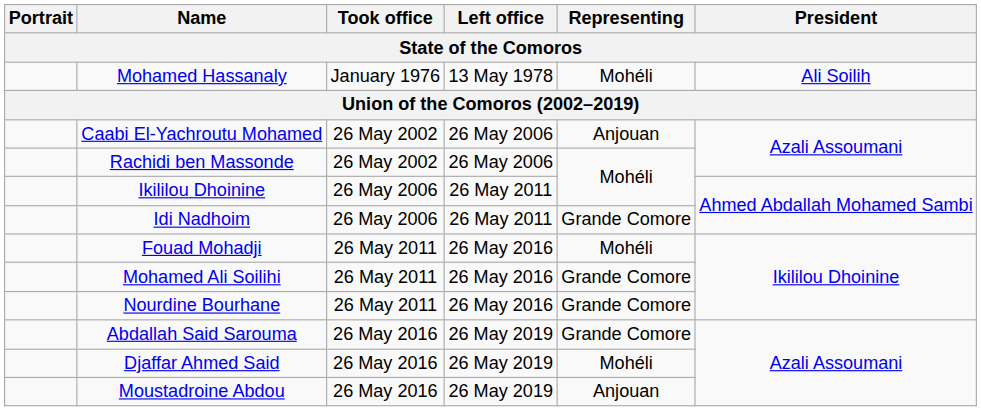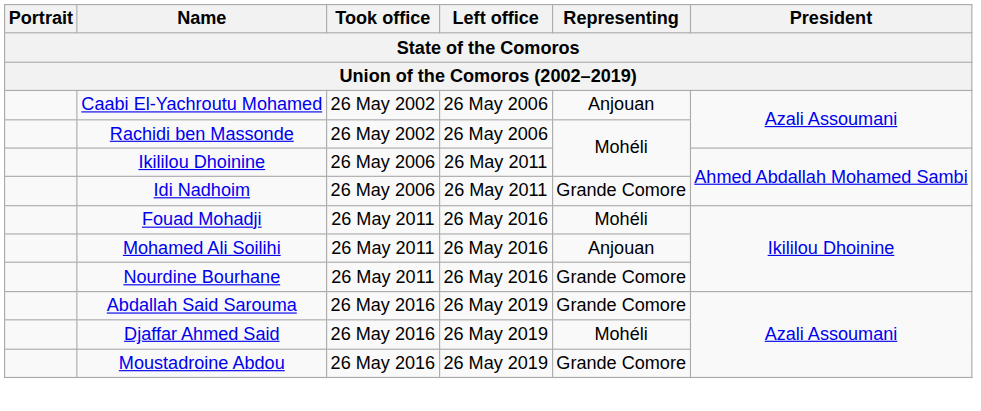- row: (202, 76)
(626, 276) Grande Comore -> (621, 248) Anjouan
(626, 391) Anjouan -> (621, 362) Grande Comore
